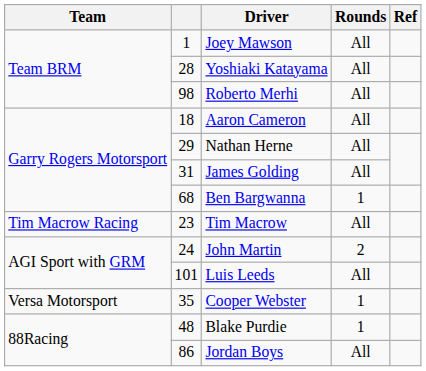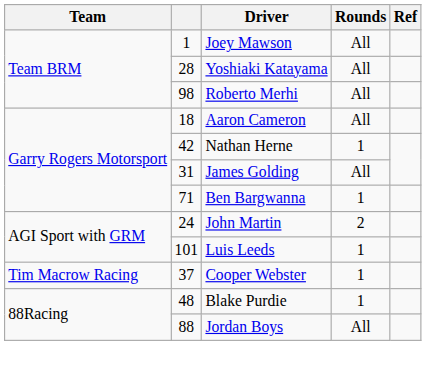(186, 146) 29 -> (186, 146) 42
(361, 146) All -> (361, 146) 1
(186, 197) 68 -> (186, 197) 71
- row: (246, 223)
(361, 275) All -> (361, 249) 1
(63, 300) Versa Motorsport -> (73, 275) Tim Macrow Racing
(186, 300) 35 -> (186, 275) 37
(186, 352) 86 -> (186, 326) 88
